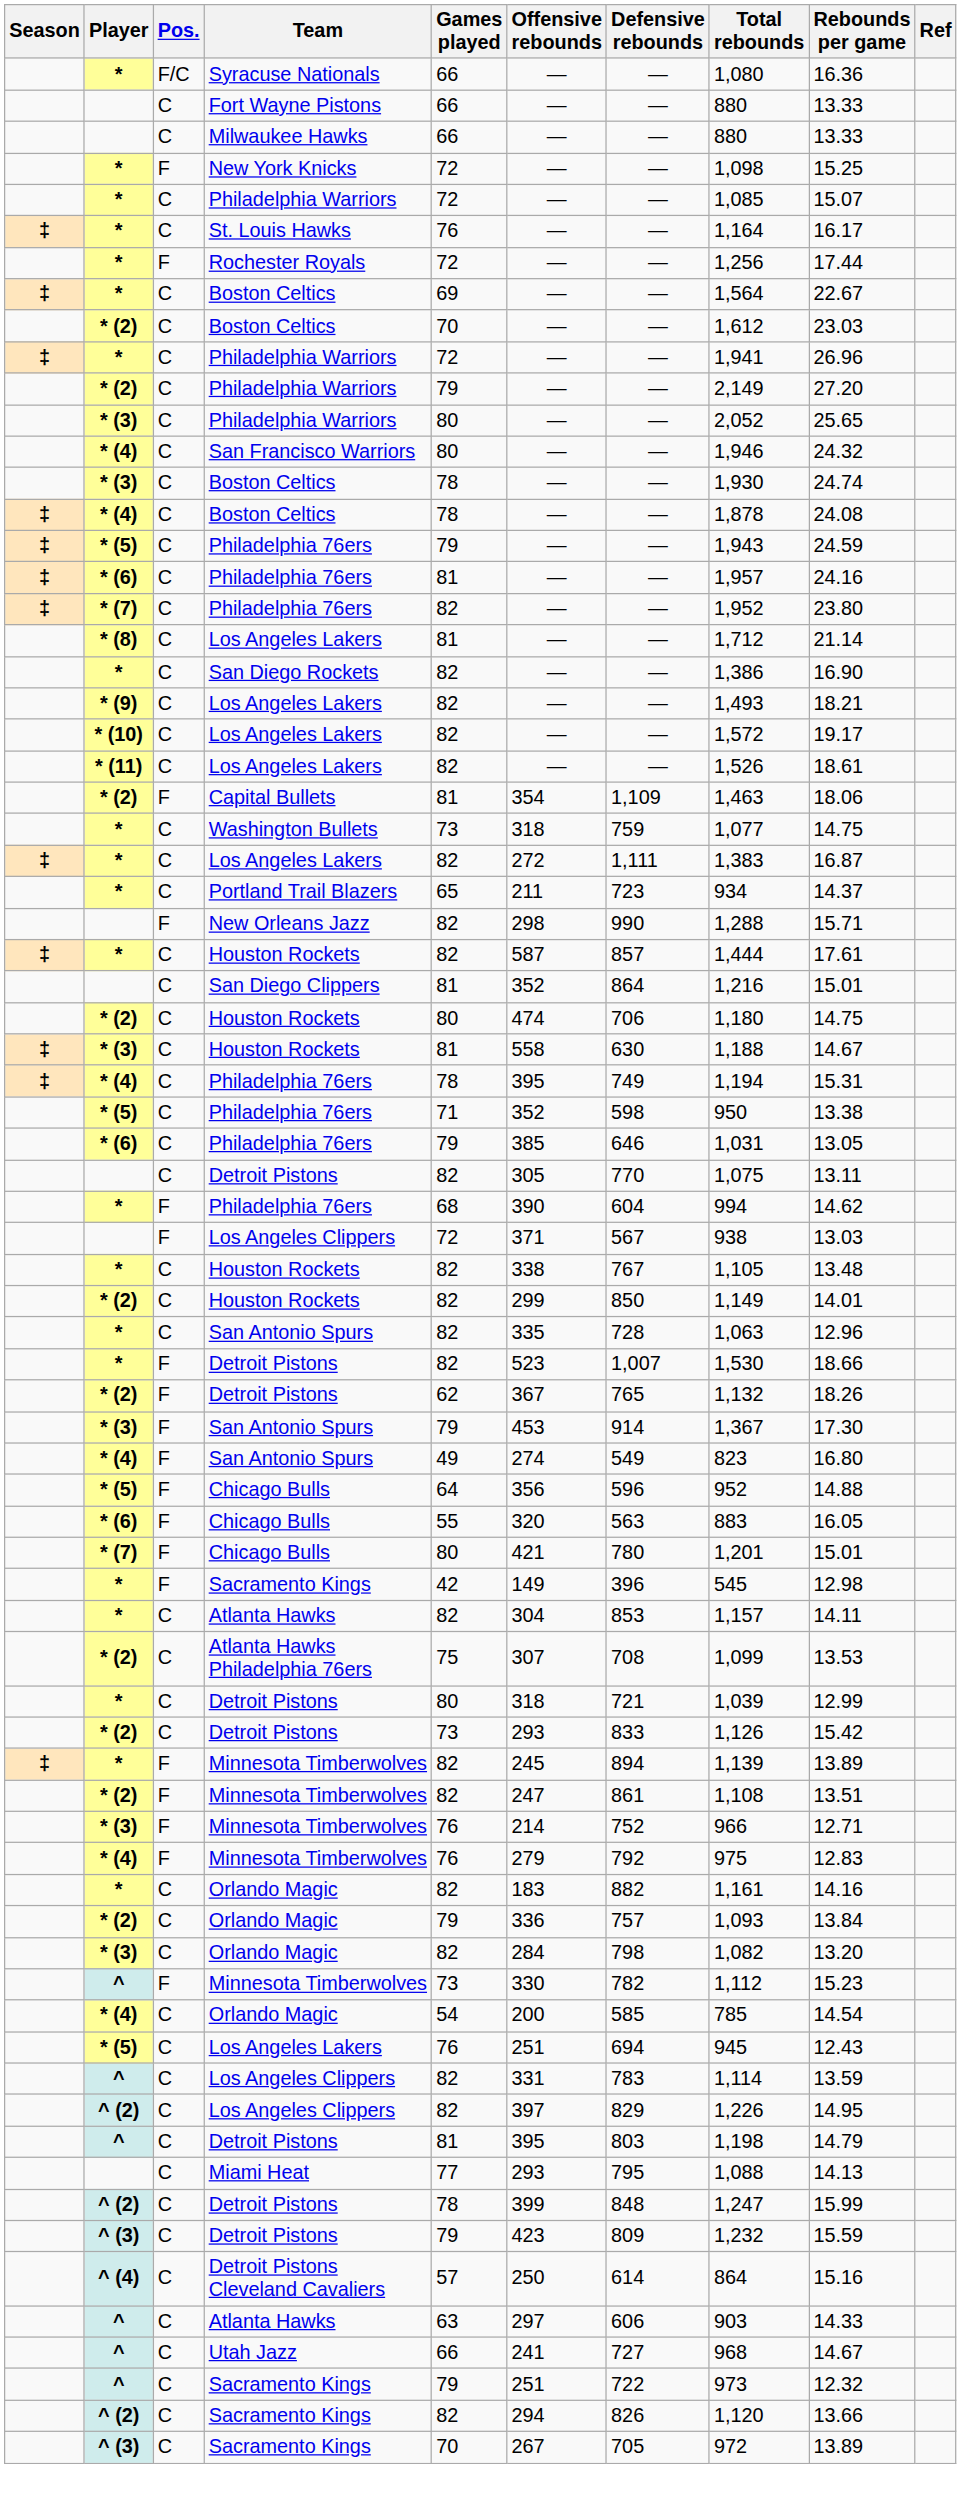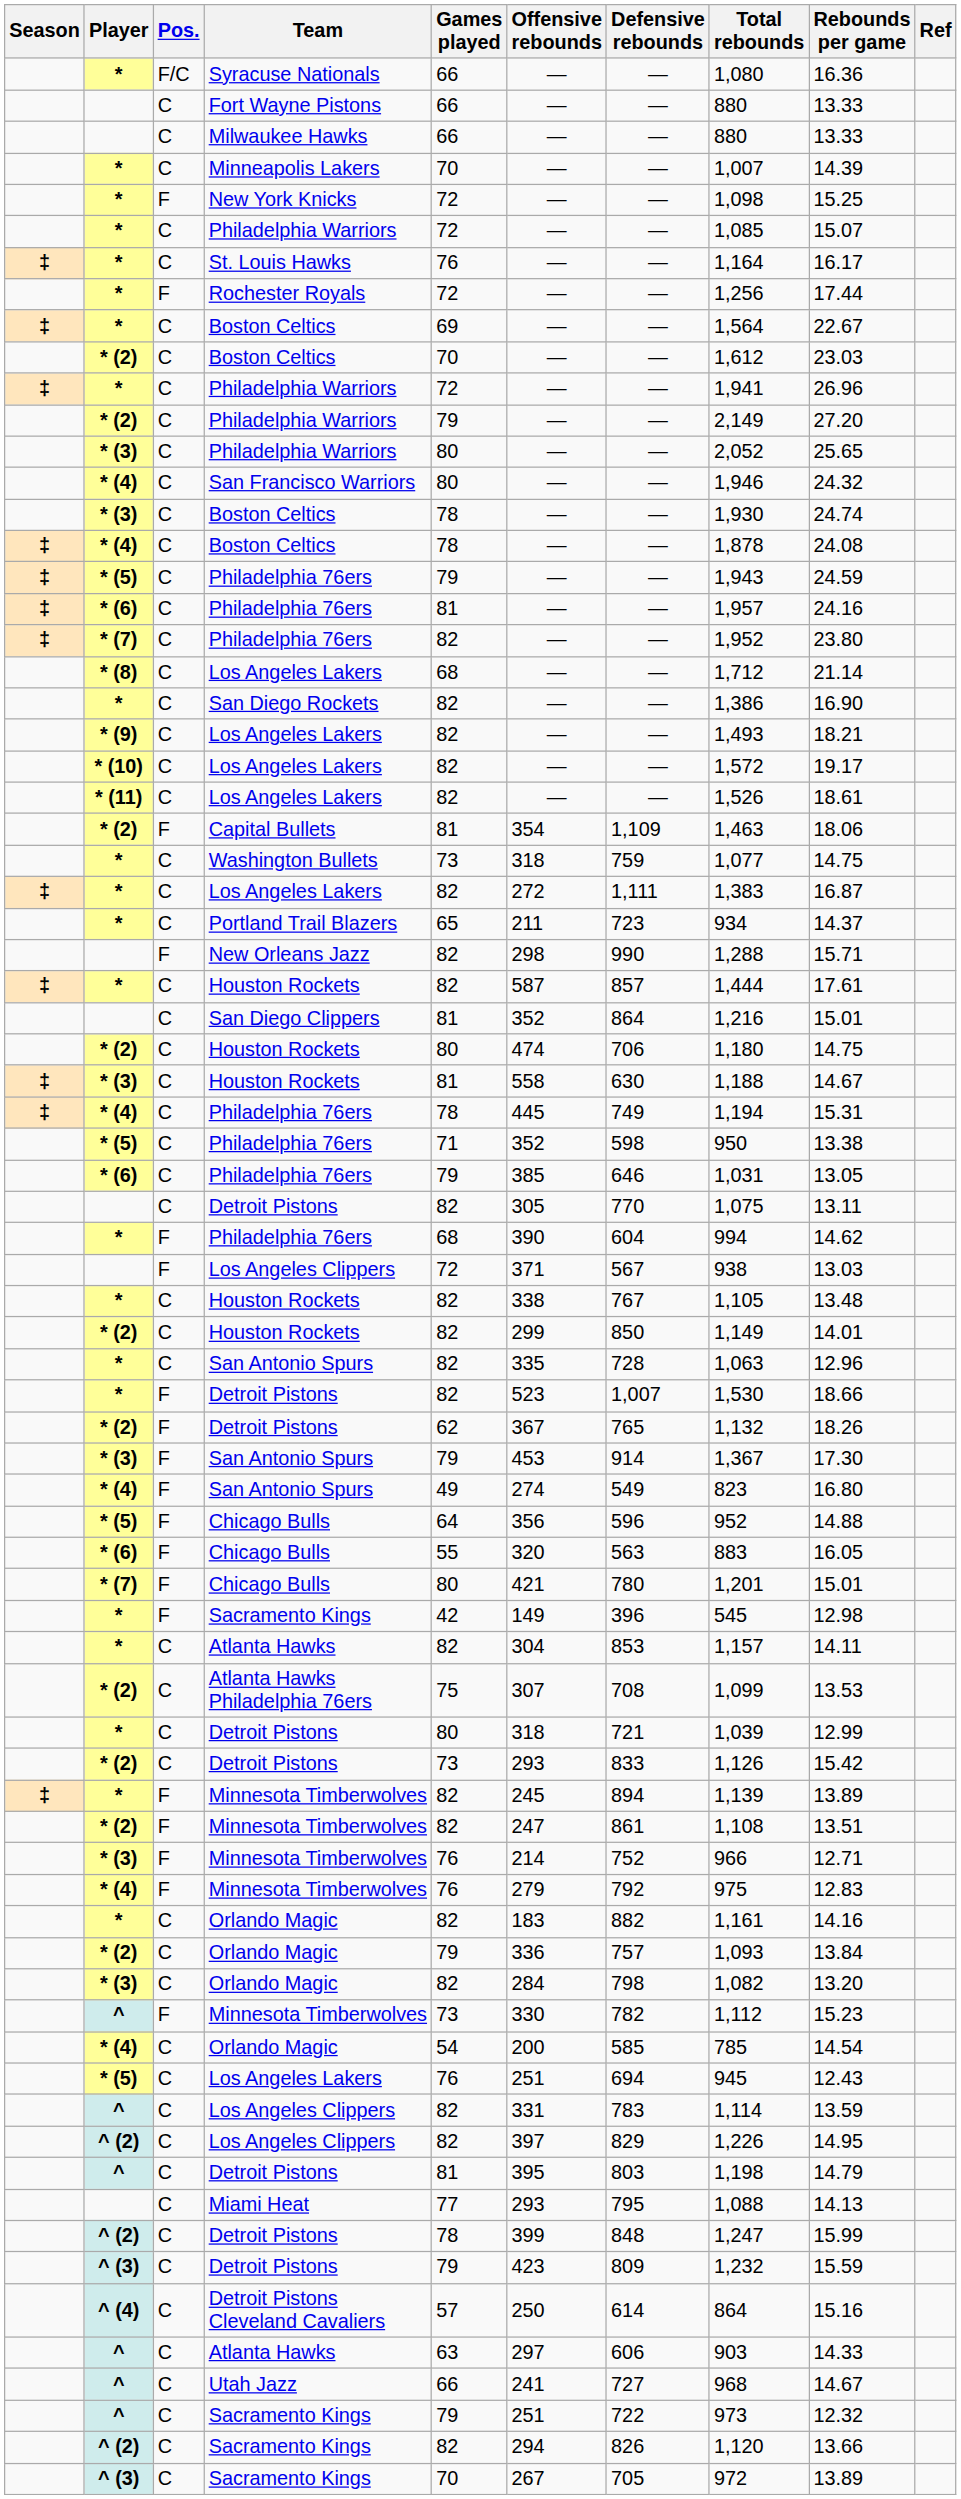+ row: (119, 168)
(447, 640) 81 -> (447, 671) 68
(528, 1080) 395 -> (528, 1112) 445
